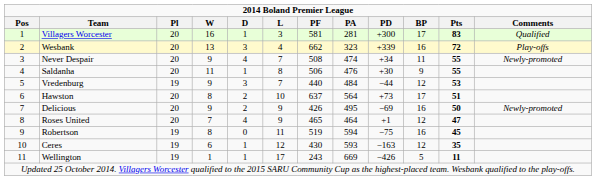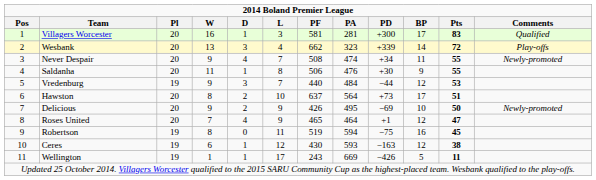(421, 47) 16 -> (421, 47) 14
(421, 108) 16 -> (421, 108) 10
(456, 145) 35 -> (456, 145) 38
